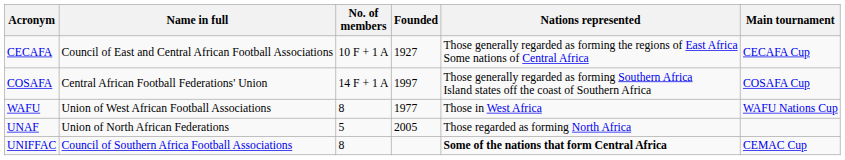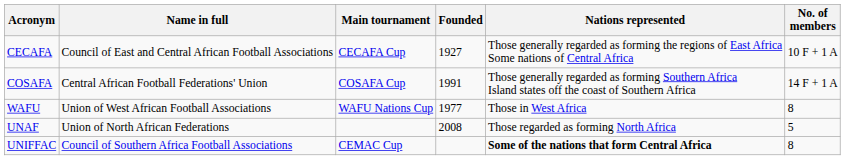columns swapped: (363, 20) <-> (790, 20)
(406, 83) 1997 -> (450, 83) 1991
(406, 127) 2005 -> (450, 127) 2008
